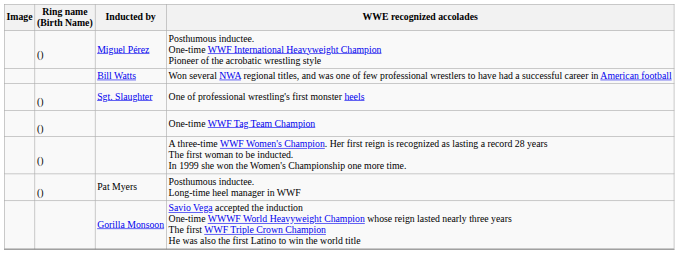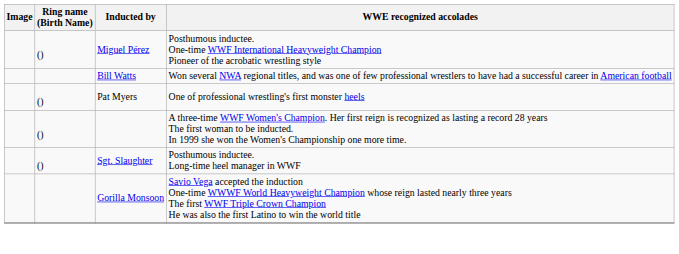(125, 97) Sgt. Slaughter -> (117, 97) Pat Myers
- row: (242, 123)
(117, 187) Pat Myers -> (125, 161) Sgt. Slaughter
